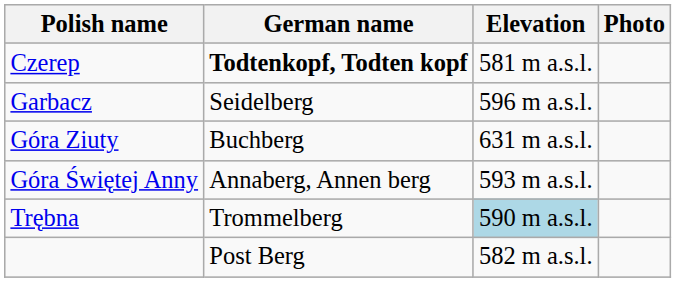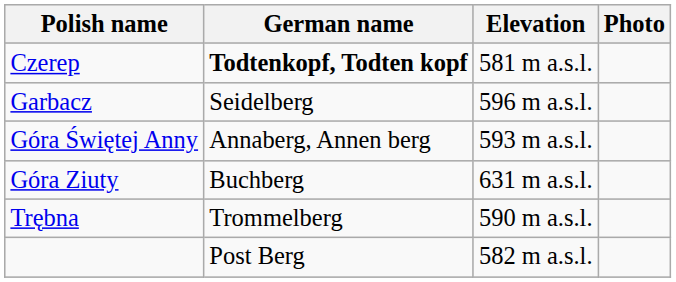rows swapped: (104, 179) <-> (64, 140)
(536, 218) lightblue background -> (536, 218) no background
